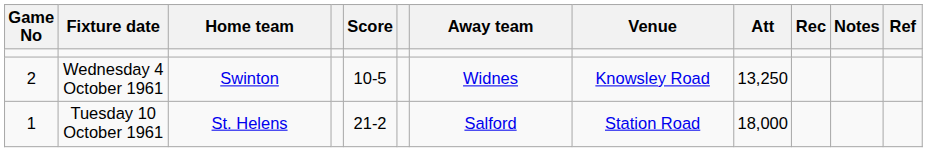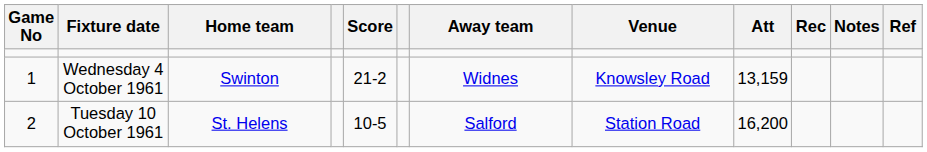(31, 79) 2 -> (31, 79) 1
(370, 79) 10-5 -> (370, 79) 21-2
(763, 79) 13,250 -> (763, 79) 13,159
(31, 123) 1 -> (31, 123) 2
(370, 123) 21-2 -> (370, 123) 10-5
(763, 123) 18,000 -> (763, 123) 16,200
